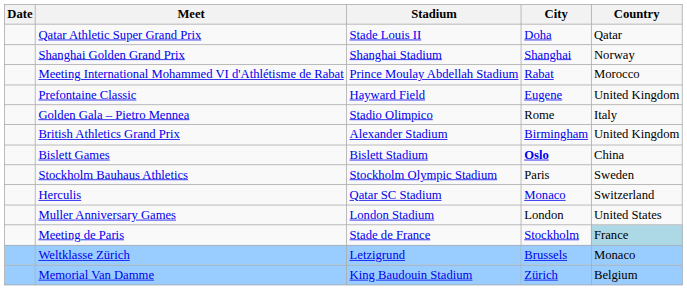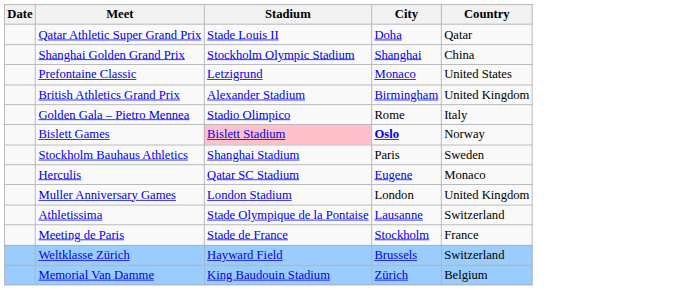(396, 54) Shanghai Stadium -> (281, 54) Stockholm Olympic Stadium
(614, 54) Norway -> (459, 54) China
- row: (191, 74)
(387, 94) Hayward Field -> (235, 74) Letzigrund
(543, 94) Eugene -> (395, 74) Monaco
(637, 94) United Kingdom -> (478, 74) United States
rows swapped: (114, 114) <-> (109, 134)
(389, 154) no background -> (246, 134) pink background
(609, 154) China -> (465, 134) Norway
(423, 174) Stockholm Olympic Stadium -> (253, 154) Shanghai Stadium
(545, 194) Monaco -> (393, 174) Eugene
(624, 194) Switzerland -> (465, 174) Monaco
(628, 214) United States -> (487, 194) United Kingdom
+ row: (70, 214)
(611, 235) lightblue background -> (461, 235) no background
(377, 255) Letzigrund -> (245, 255) Hayward Field
(615, 255) Monaco -> (474, 255) Switzerland
